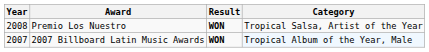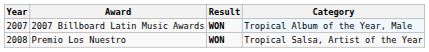rows swapped: (118, 40) <-> (79, 26)
